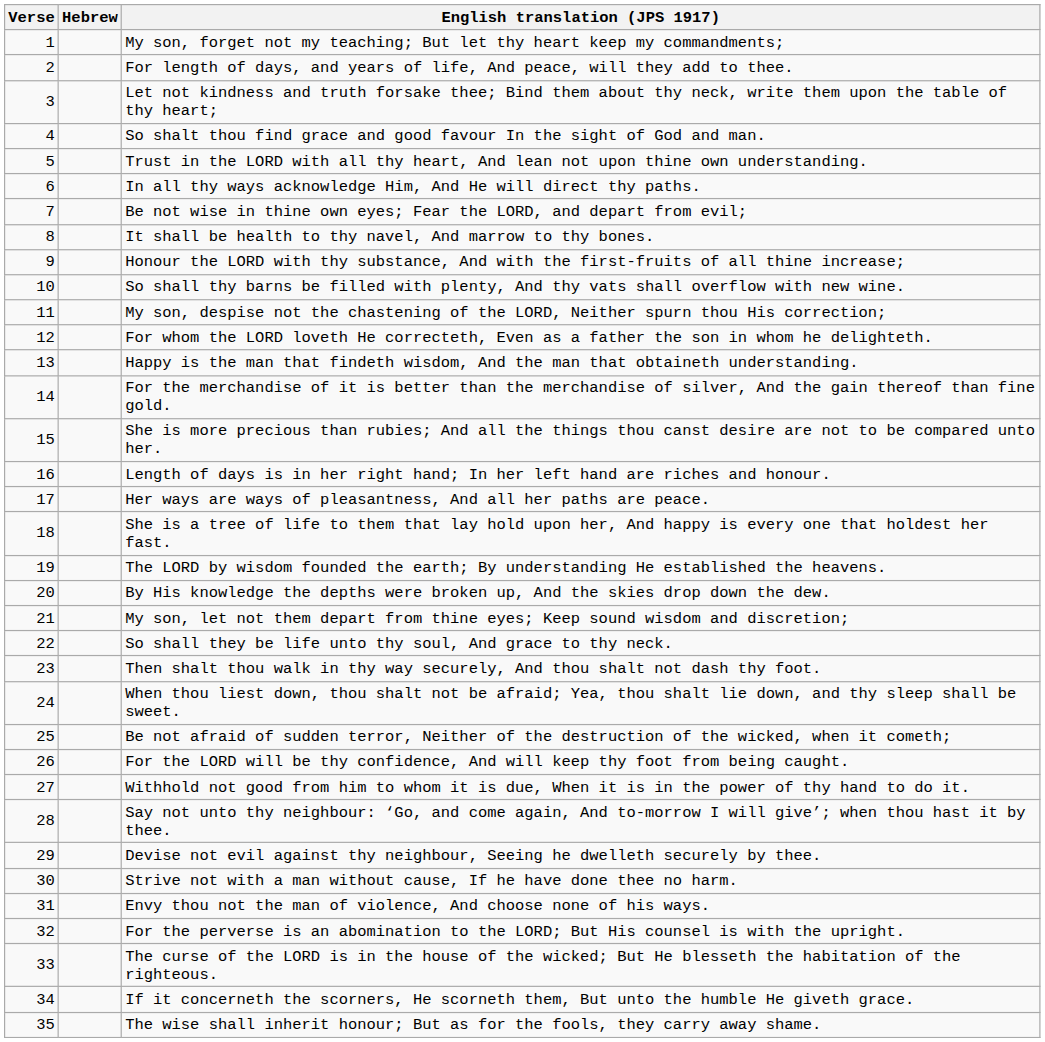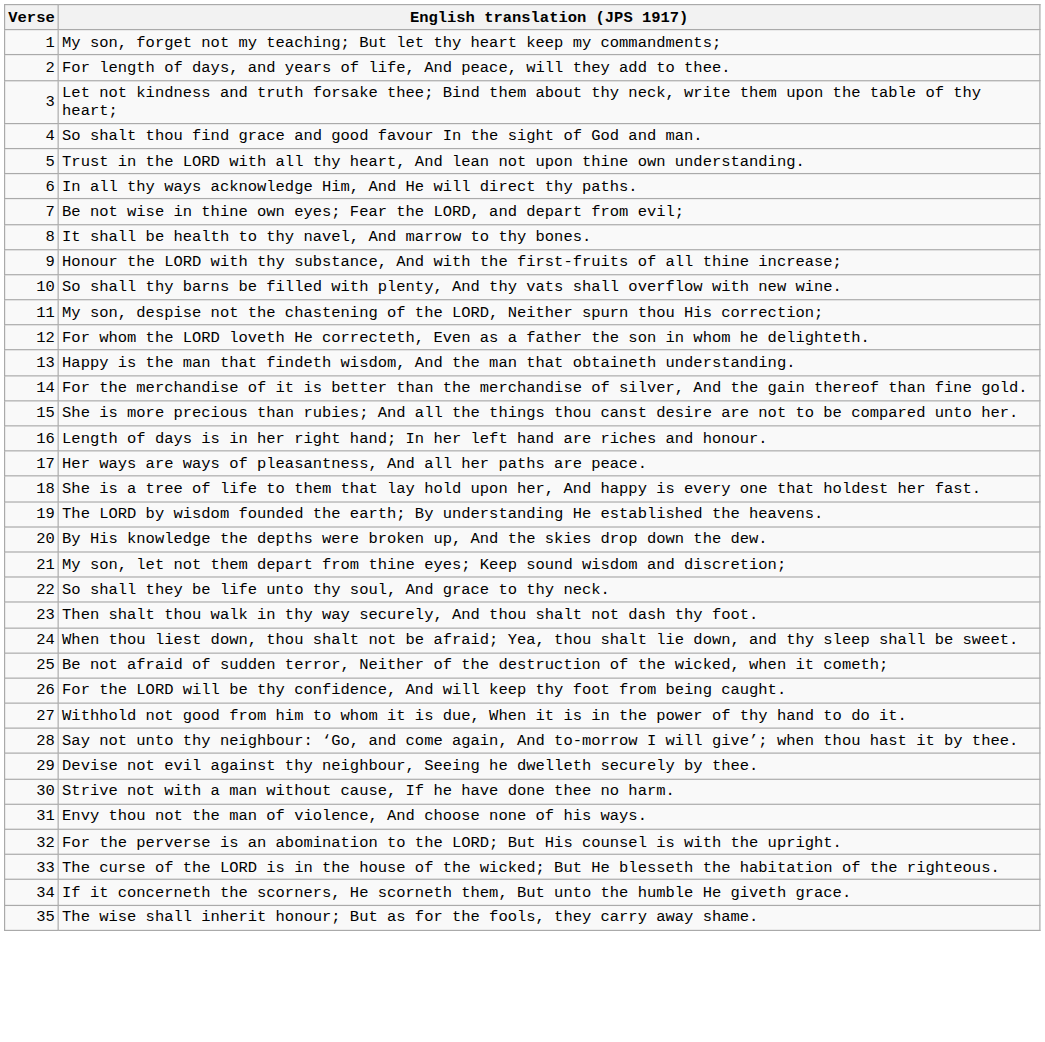- column: (90, 17)
